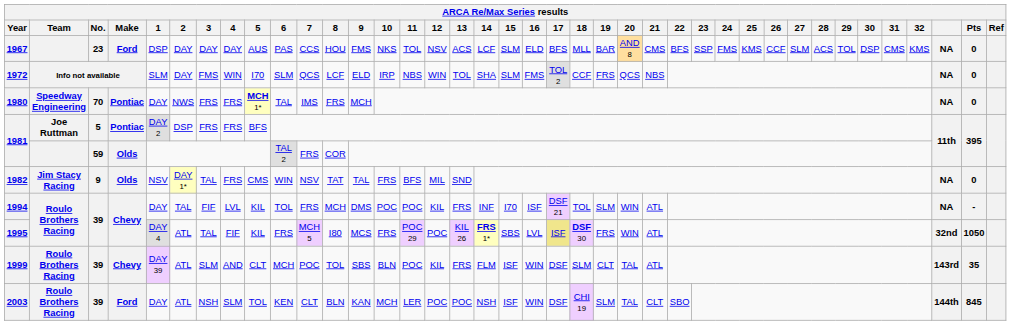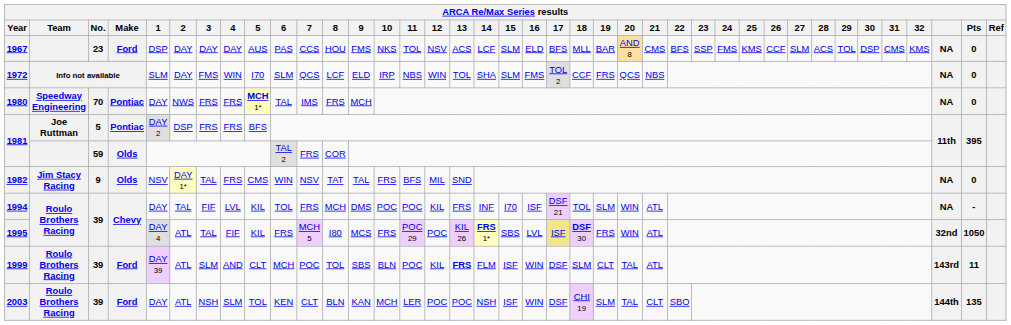(127, 265) Chevy -> (127, 265) Ford
(462, 265) normal -> (462, 265) bold
(974, 265) 35 -> (974, 265) 11
(974, 302) 845 -> (974, 302) 135
